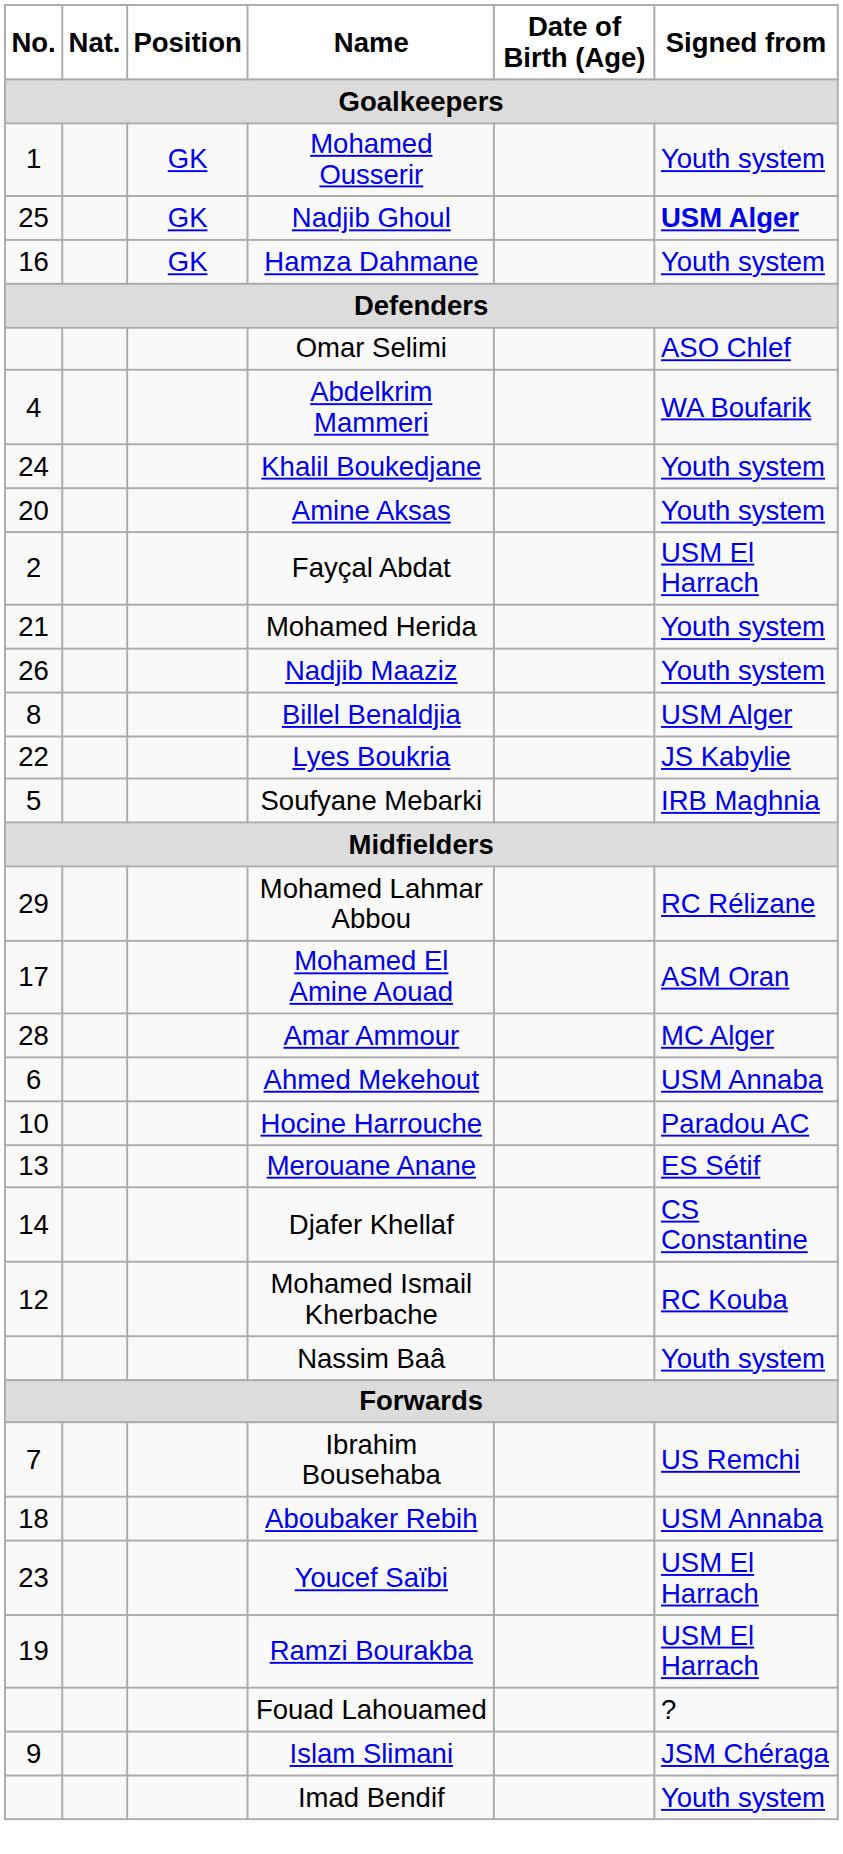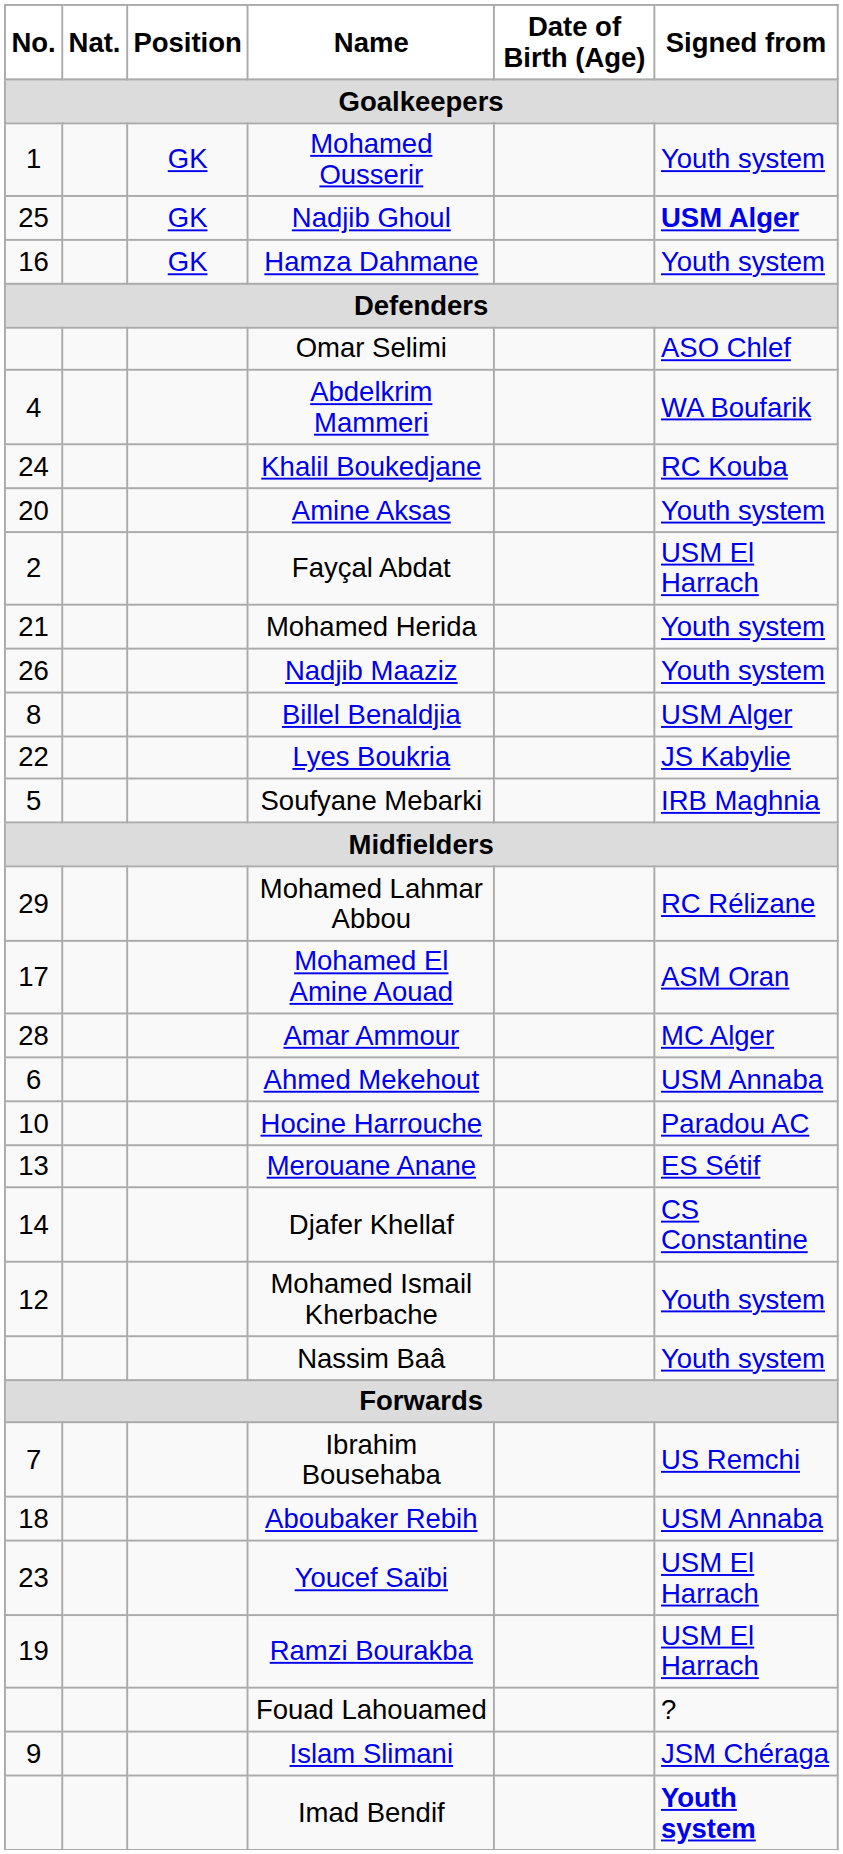(743, 466) Youth system -> (724, 466) RC Kouba
(724, 1299) RC Kouba -> (743, 1299) Youth system
(743, 1797) normal -> (708, 1812) bold
